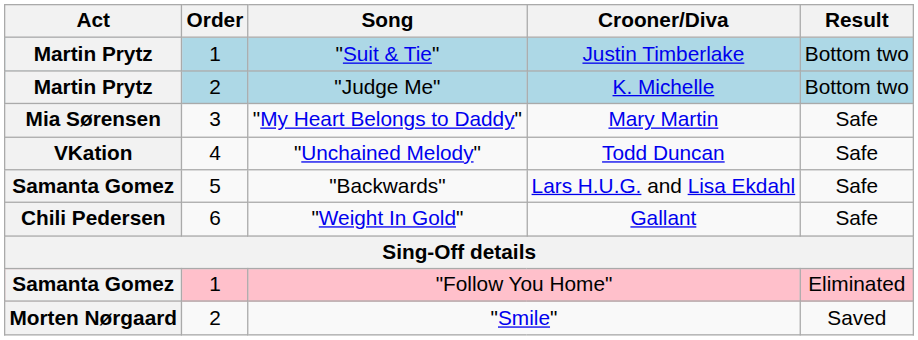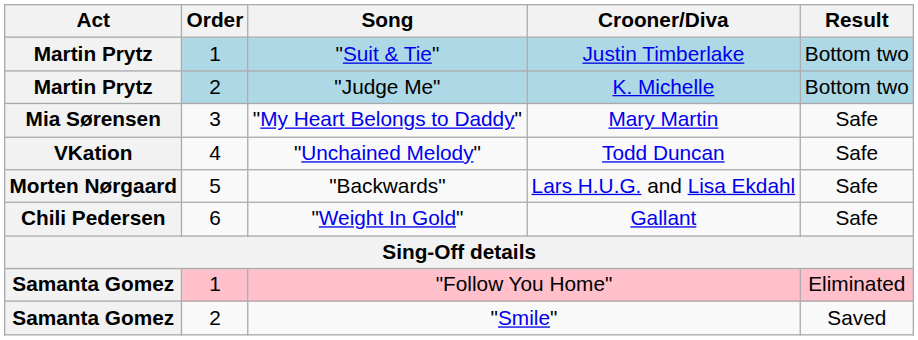(93, 185) Samanta Gomez -> (93, 185) Morten Nørgaard
(93, 317) Morten Nørgaard -> (93, 317) Samanta Gomez
